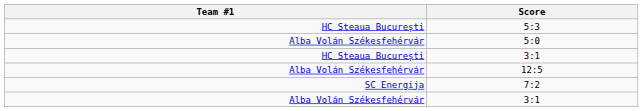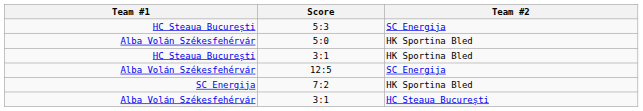+ column: (511, 12)
